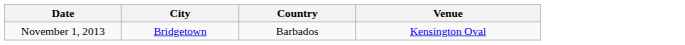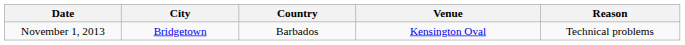+ column: (610, 13)
